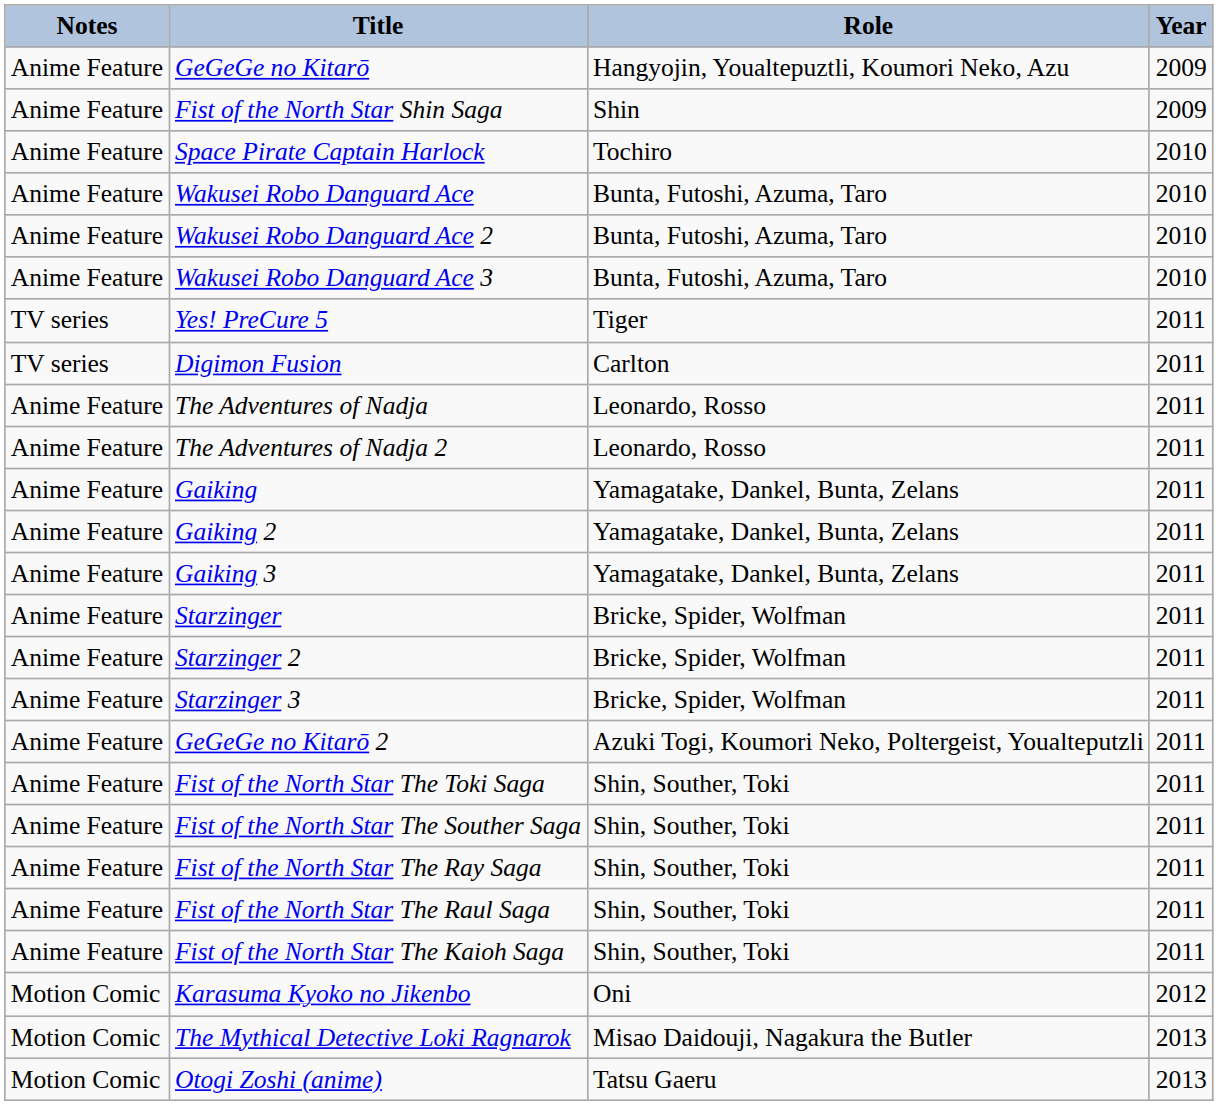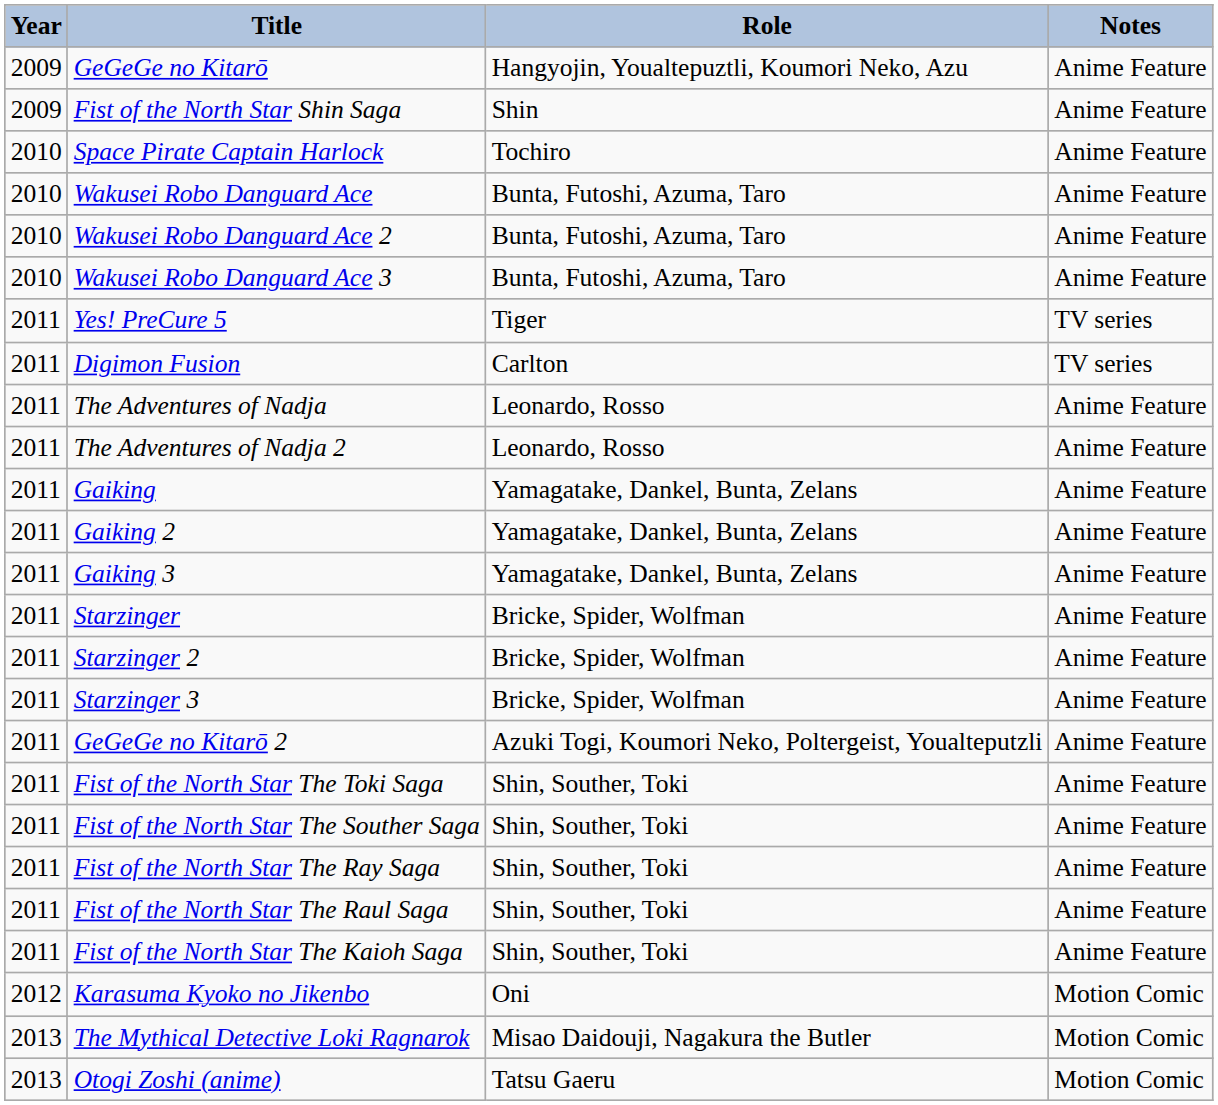columns swapped: (1181, 25) <-> (87, 25)
